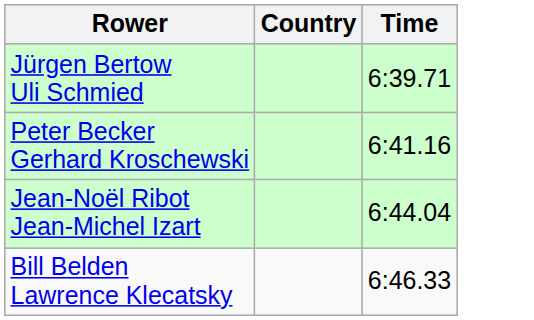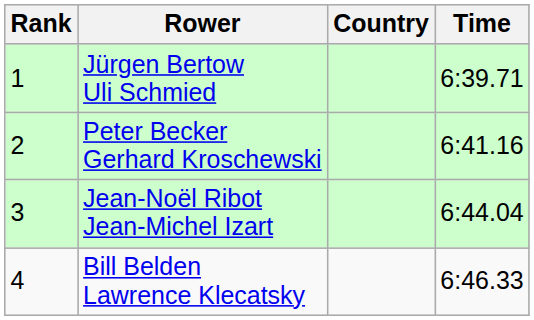+ column: (41, 24)
